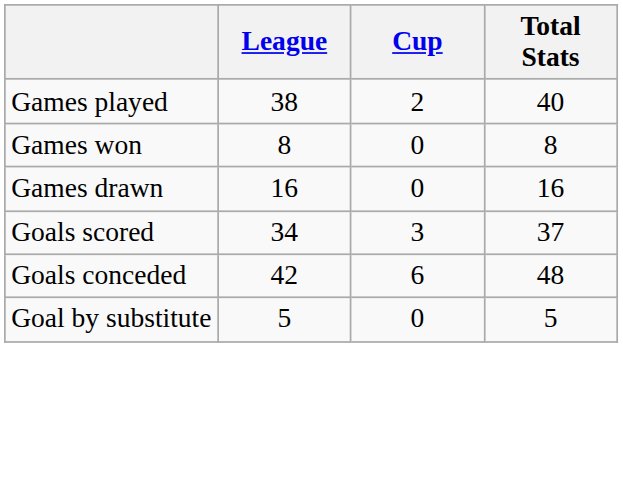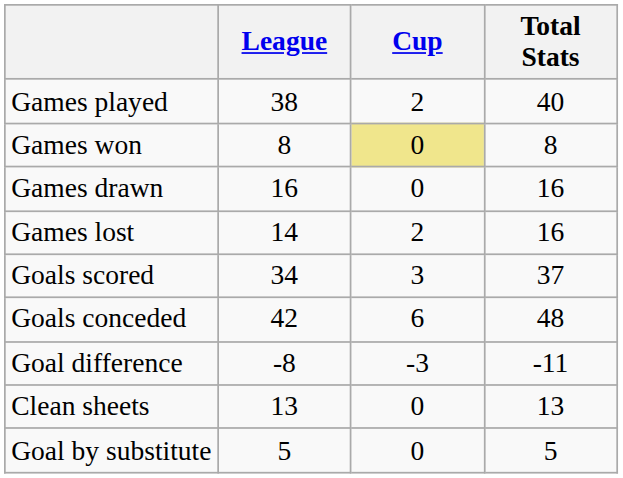(417, 144) no background -> (417, 144) khaki background
+ row: (73, 231)
+ row: (97, 362)
+ row: (80, 406)
